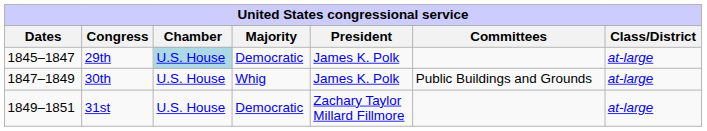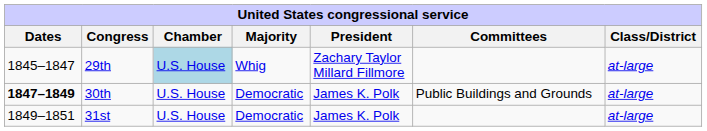(269, 57) Democratic -> (251, 65) Whig
(356, 57) James K. Polk -> (359, 65) Zachary Taylor Millard Fillmore
(41, 79) normal -> (41, 94) bold
(251, 79) Whig -> (269, 94) Democratic
(359, 107) Zachary Taylor Millard Fillmore -> (356, 115) James K. Polk
